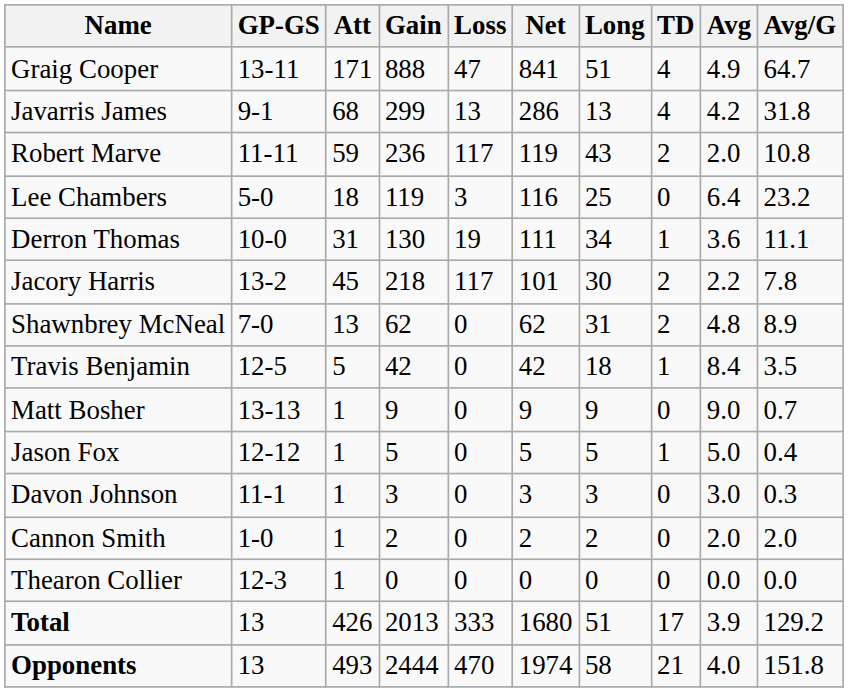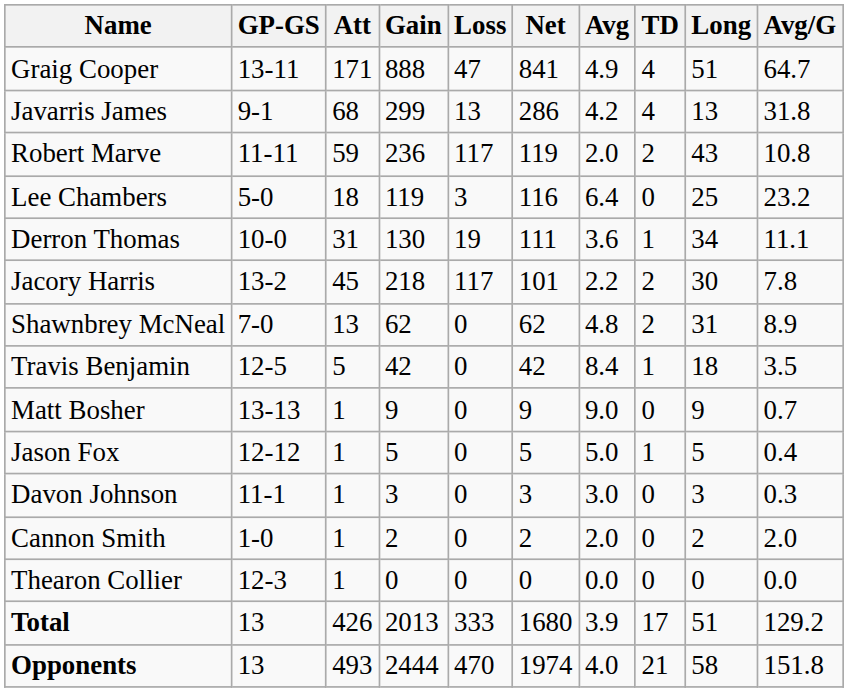columns swapped: (729, 25) <-> (615, 25)
